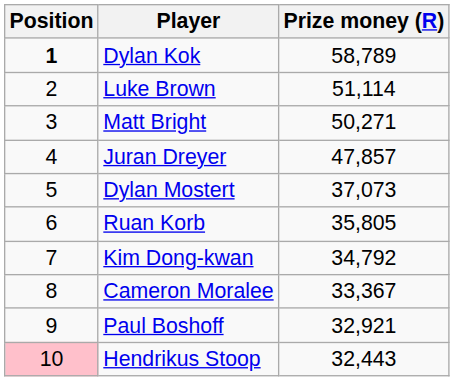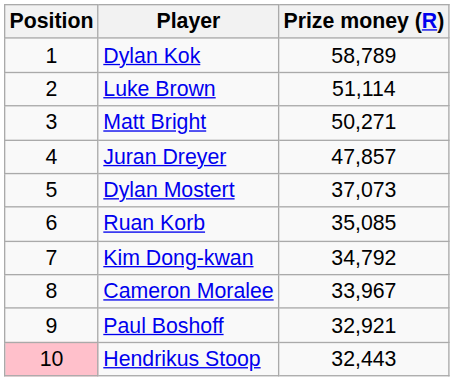(52, 55) bold -> (52, 55) normal
(364, 223) 35,805 -> (364, 223) 35,085
(364, 291) 33,367 -> (364, 291) 33,967
